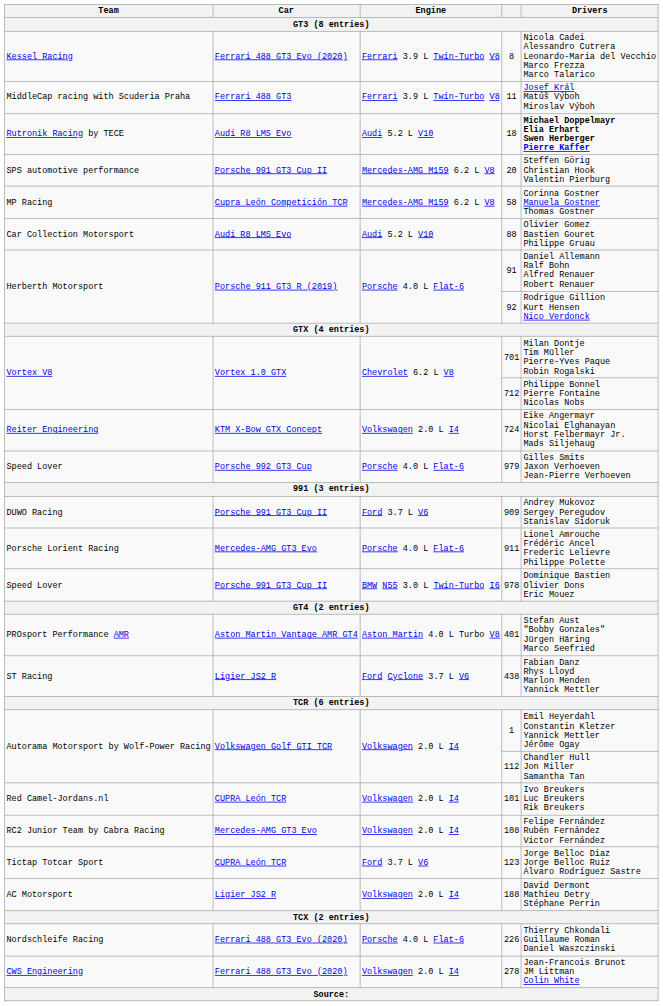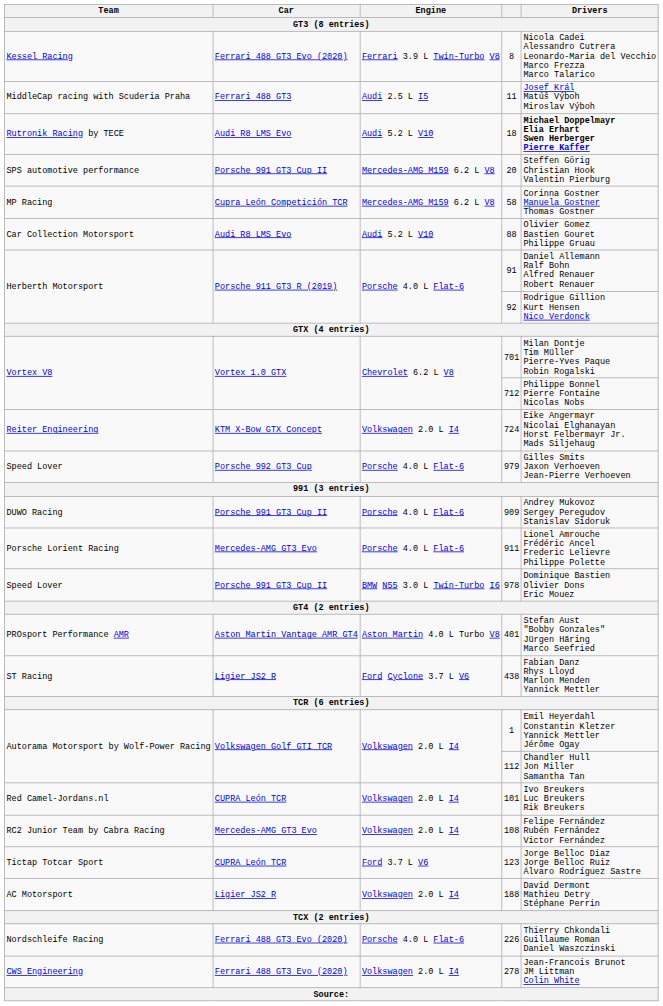(431, 98) Ferrari 3.9 L Twin-Turbo V8 -> (395, 98) Audi 2.5 L I5
(395, 512) Ford 3.7 L V6 -> (413, 512) Porsche 4.0 L Flat-6
